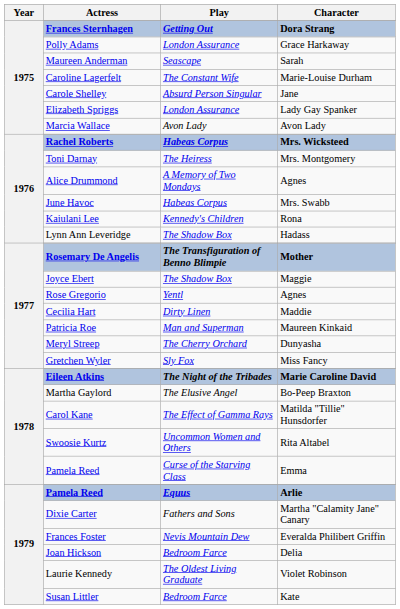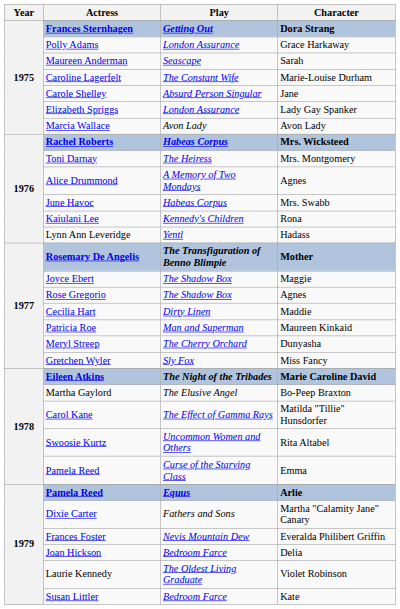(197, 235) The Shadow Box -> (173, 235) Yentl
(173, 295) Yentl -> (197, 295) The Shadow Box
